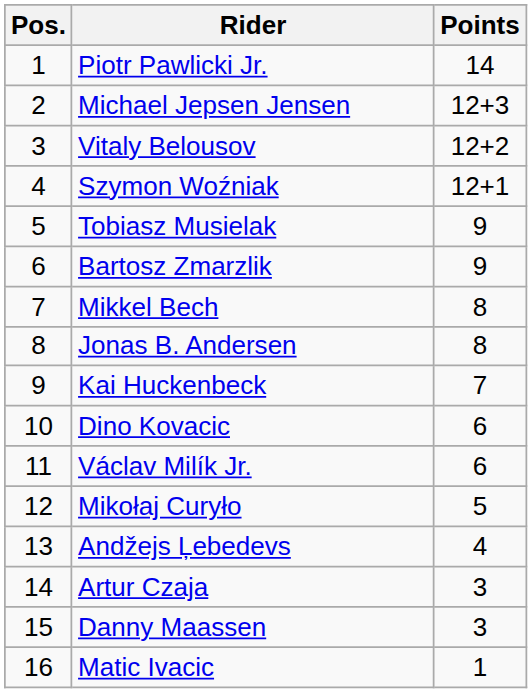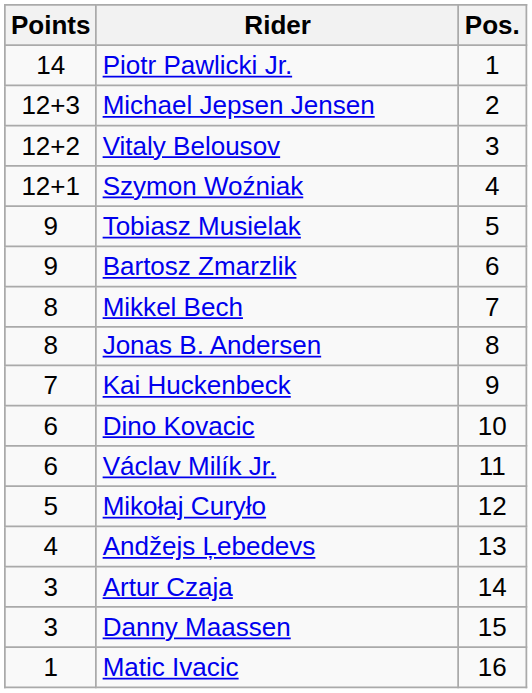columns swapped: (38, 25) <-> (480, 25)
